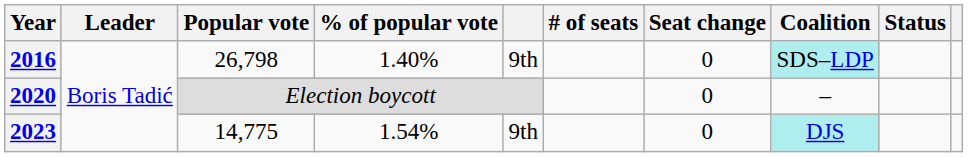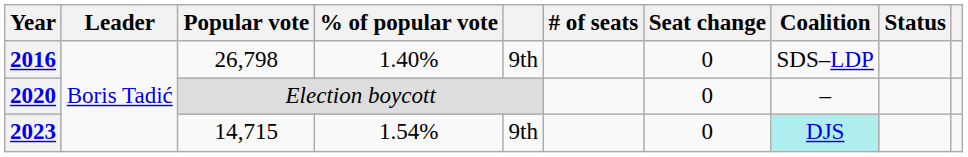(825, 59) paleturquoise background -> (825, 59) no background
(246, 132) 14,775 -> (246, 132) 14,715
